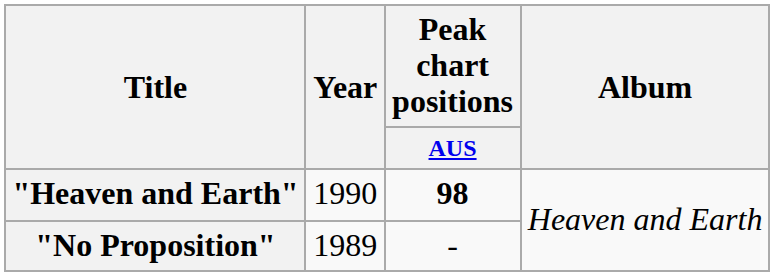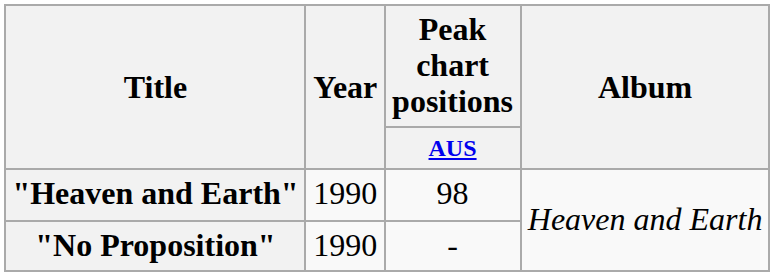(453, 194) bold -> (453, 194) normal
(345, 244) 1989 -> (345, 244) 1990
